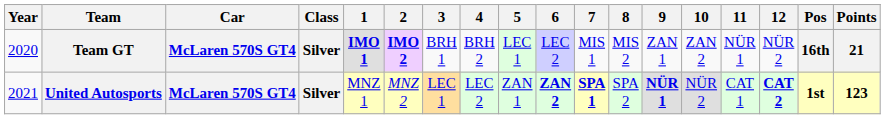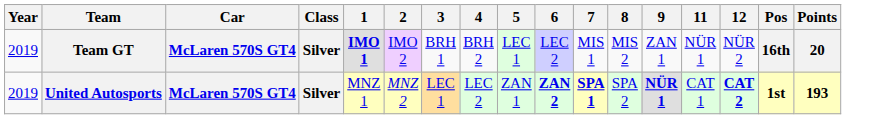- column: (701, 17)
(23, 50) 2020 -> (23, 50) 2019
(403, 50) bold -> (403, 50) normal
(857, 50) 21 -> (817, 50) 20
(23, 93) 2021 -> (23, 93) 2019
(857, 93) 123 -> (817, 93) 193
